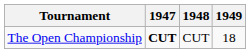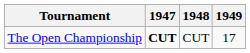(229, 37) 18 -> (229, 37) 17
